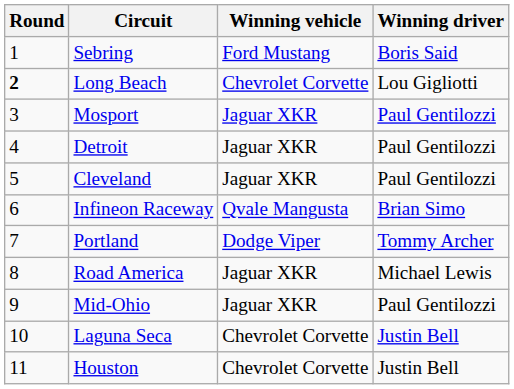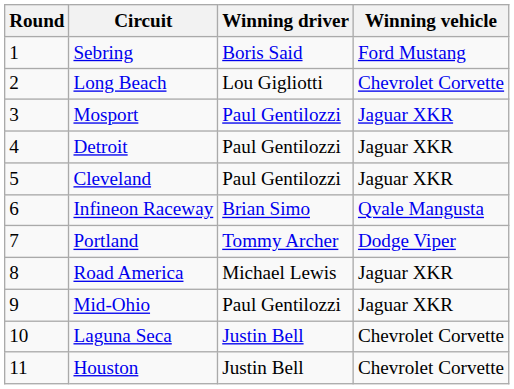columns swapped: (441, 20) <-> (295, 20)
(14, 83) bold -> (14, 83) normal
